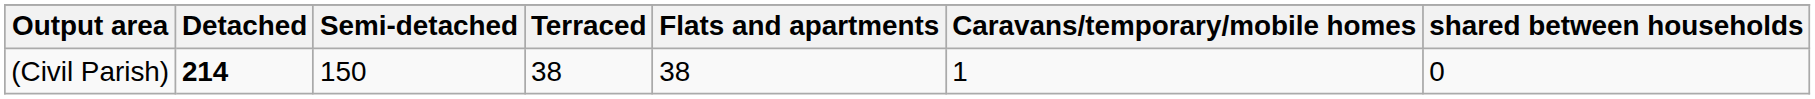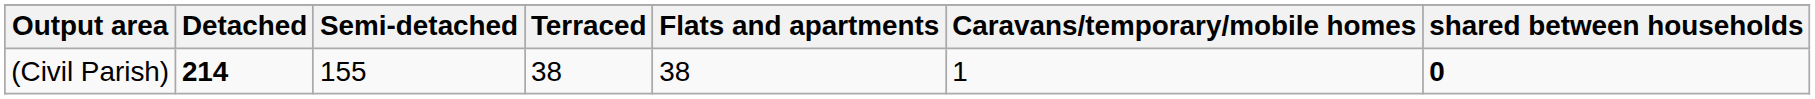(343, 70) 150 -> (343, 70) 155
(1437, 70) normal -> (1437, 70) bold
